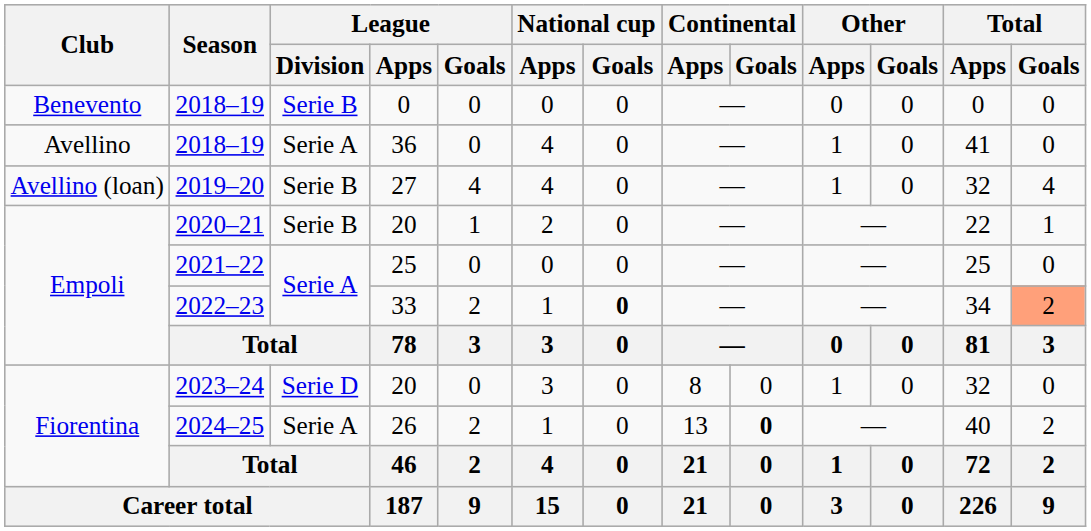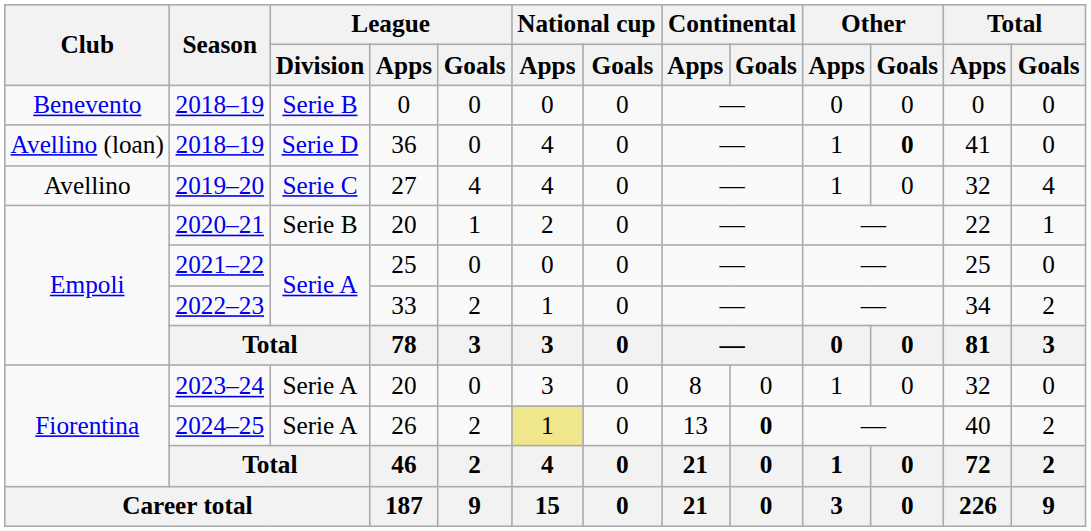(87, 144) Avellino -> (87, 144) Avellino (loan)
(320, 144) Serie A -> (320, 144) Serie D
(907, 144) normal -> (907, 144) bold
(87, 184) Avellino (loan) -> (87, 184) Avellino
(320, 184) Serie B -> (320, 184) Serie C
(622, 305) bold -> (622, 305) normal
(1049, 305) lightsalmon background -> (1049, 305) no background
(320, 385) Serie D -> (320, 385) Serie A
(547, 425) no background -> (547, 425) khaki background
